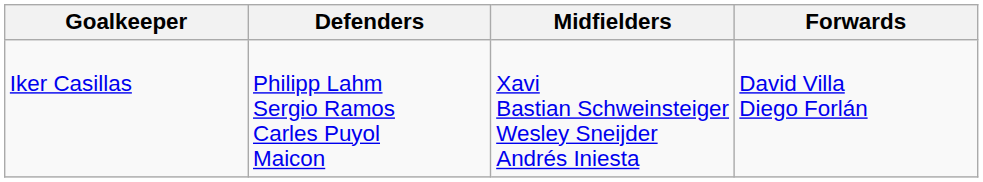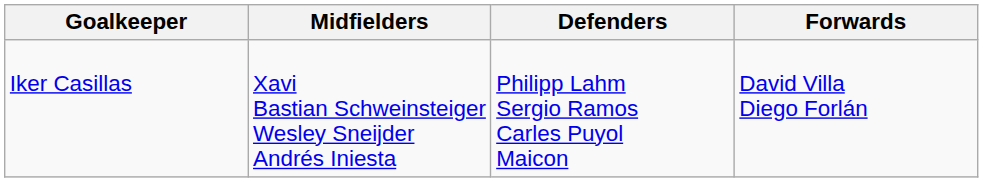columns swapped: (369, 22) <-> (613, 22)
